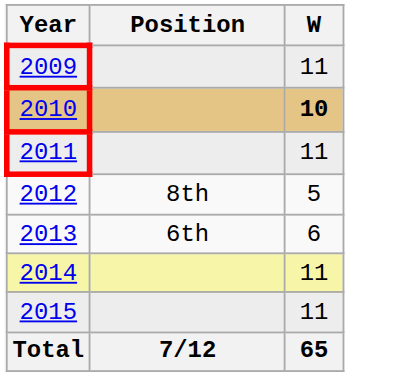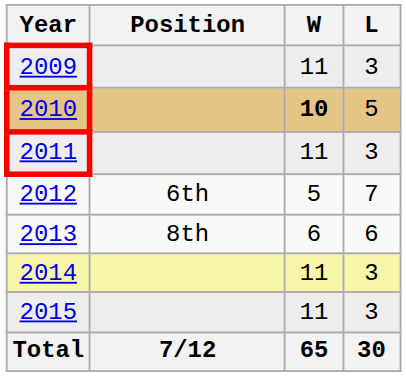+ column: (371, 25)
(188, 194) 8th -> (188, 194) 6th
(188, 234) 6th -> (188, 234) 8th
